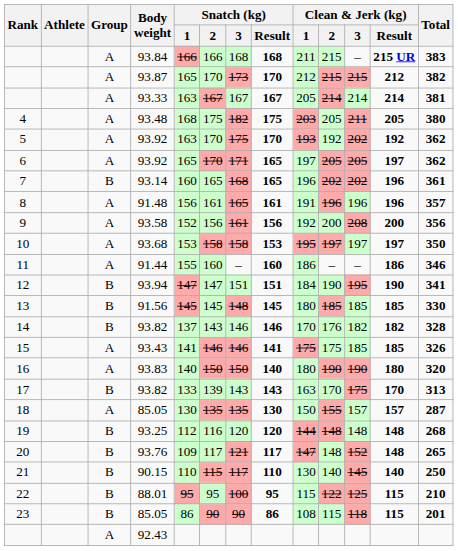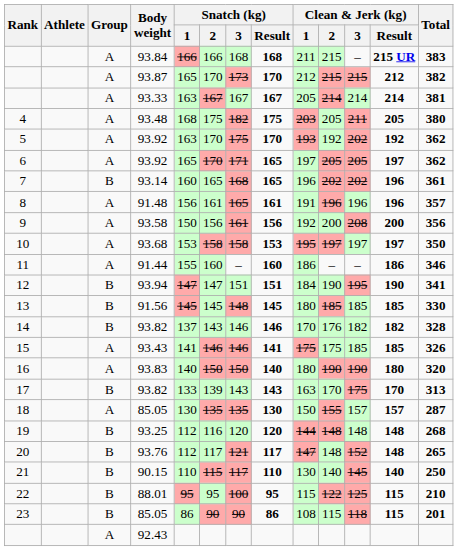(187, 222) 152 -> (187, 222) 150
(187, 451) 109 -> (187, 451) 112
